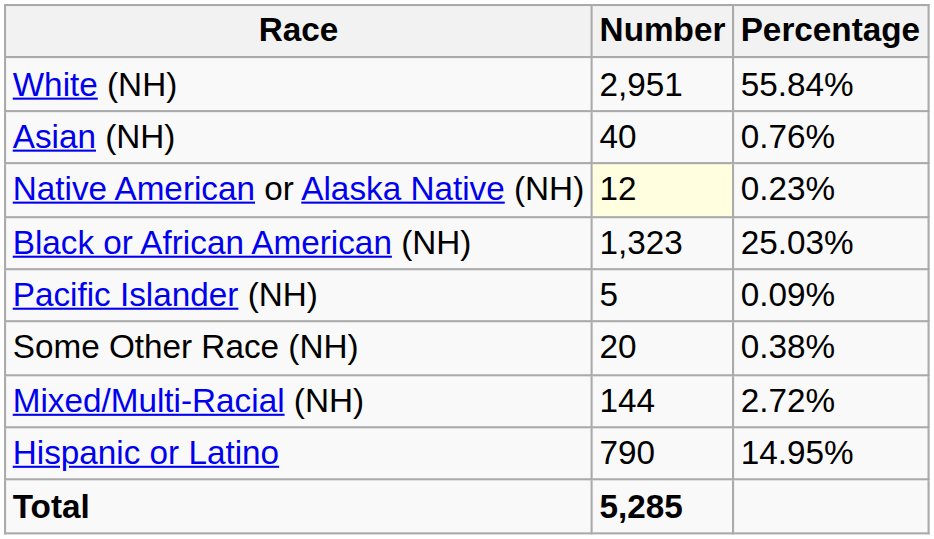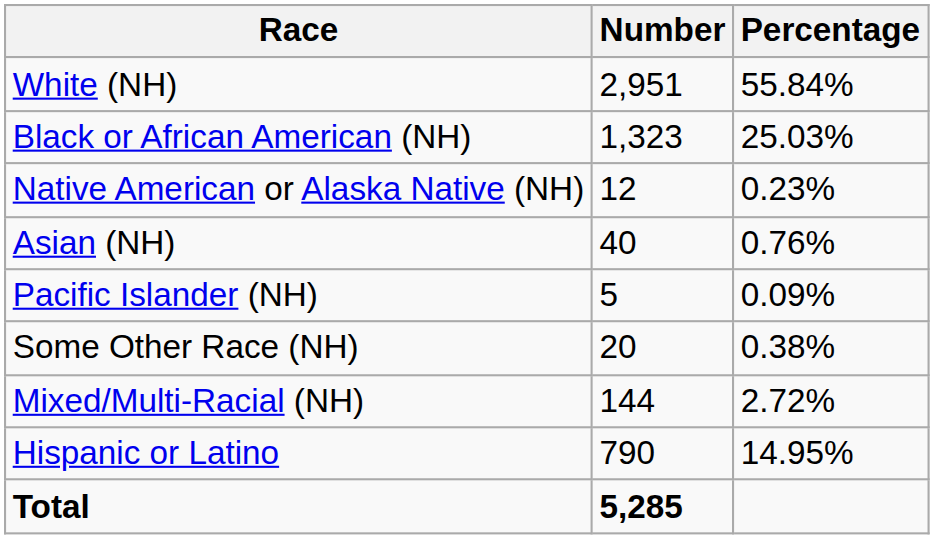rows swapped: (242, 242) <-> (94, 136)
(618, 189) lightyellow background -> (618, 189) no background
